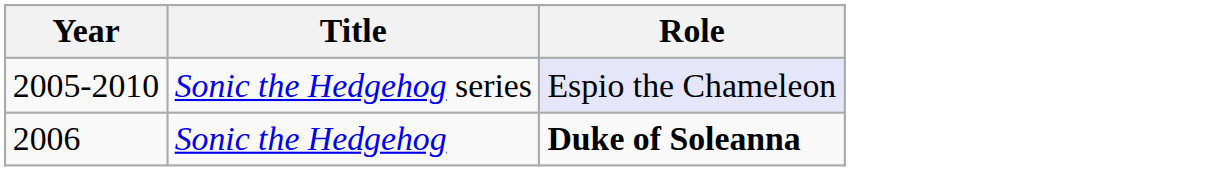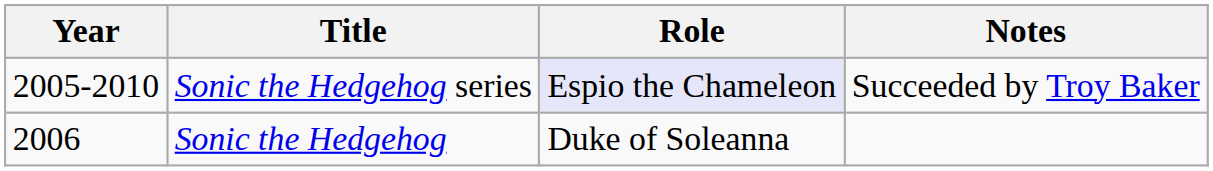+ column: (1026, 31)
(674, 138) bold -> (668, 138) normal
